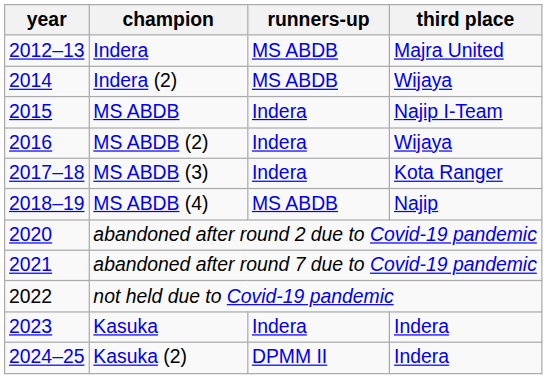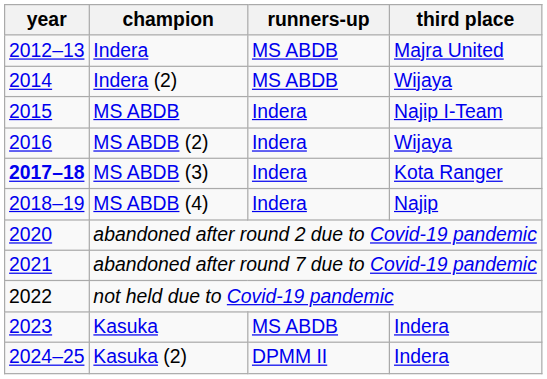(47, 173) normal -> (47, 173) bold
(295, 204) MS ABDB -> (279, 204) Indera
(279, 326) Indera -> (295, 326) MS ABDB
